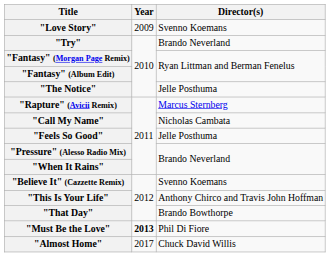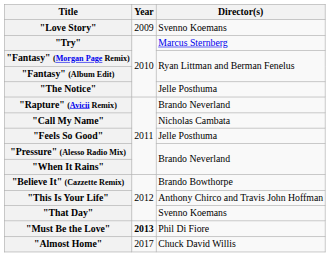(194, 43) Brando Neverland -> (193, 43) Marcus Sternberg
(193, 105) Marcus Sternberg -> (194, 105) Brando Neverland
(192, 182) Svenno Koemans -> (195, 182) Brando Bowthorpe
(195, 213) Brando Bowthorpe -> (192, 213) Svenno Koemans
